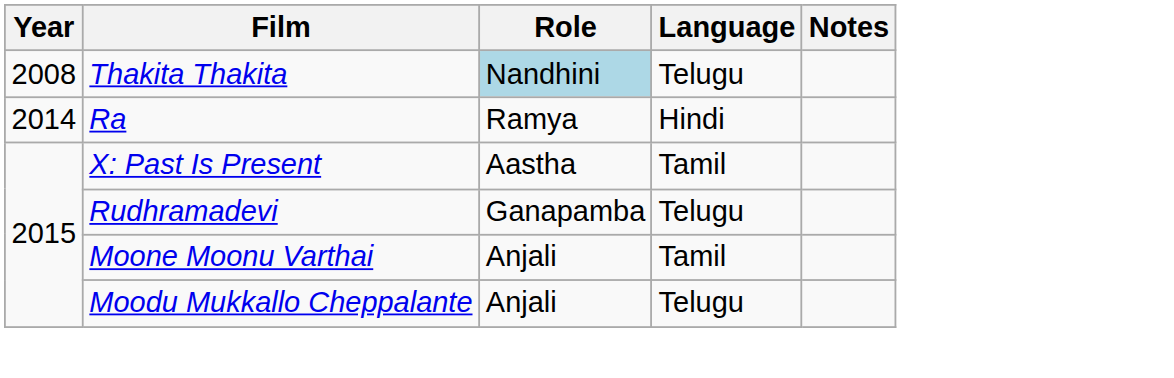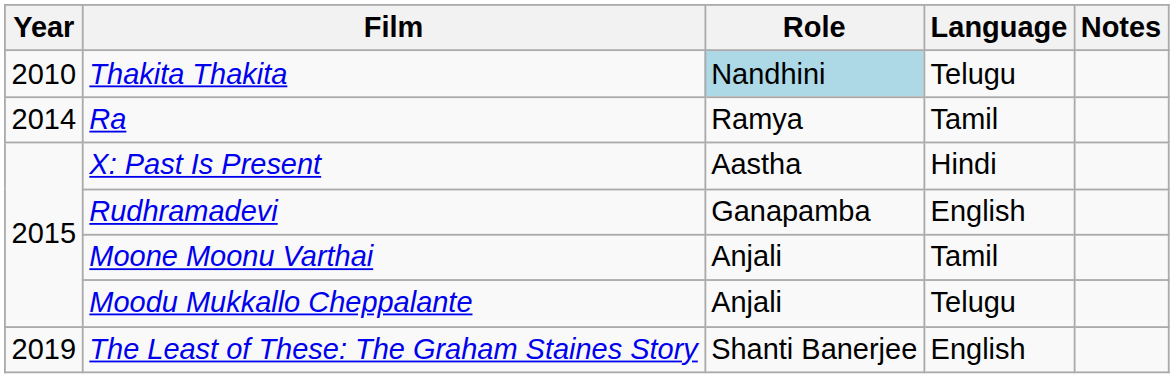(44, 73) 2008 -> (44, 73) 2010
(692, 119) Hindi -> (964, 119) Tamil
(692, 165) Tamil -> (964, 165) Hindi
(701, 211) Telugu -> (978, 211) English
+ row: (394, 348)
